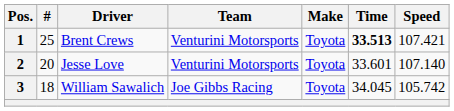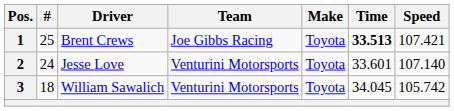(235, 40) Venturini Motorsports -> (222, 40) Joe Gibbs Racing
(47, 64) 20 -> (47, 64) 24
(222, 88) Joe Gibbs Racing -> (235, 88) Venturini Motorsports
